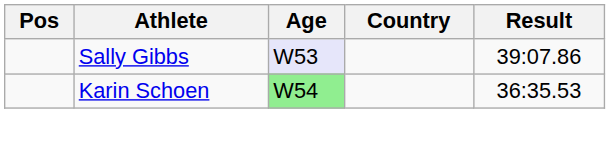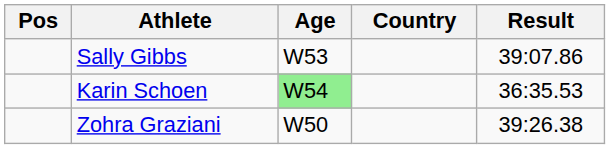(296, 56) lavender background -> (306, 56) no background
+ row: (149, 125)
